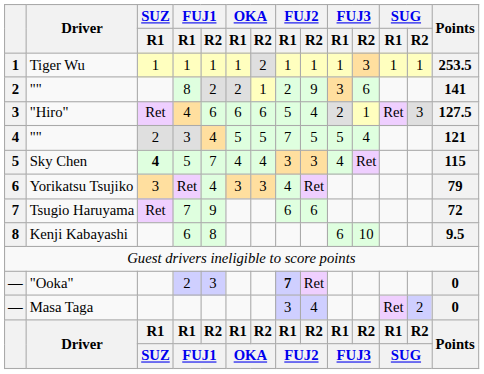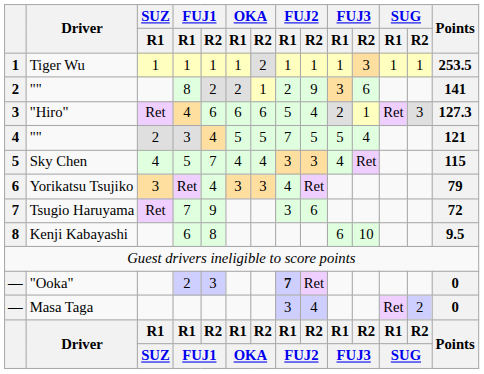(455, 113) 127.5 -> (455, 113) 127.3
(155, 161) bold -> (155, 161) normal
(288, 210) 6 -> (288, 210) 3
